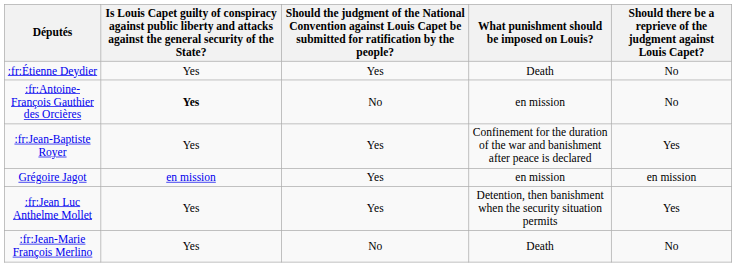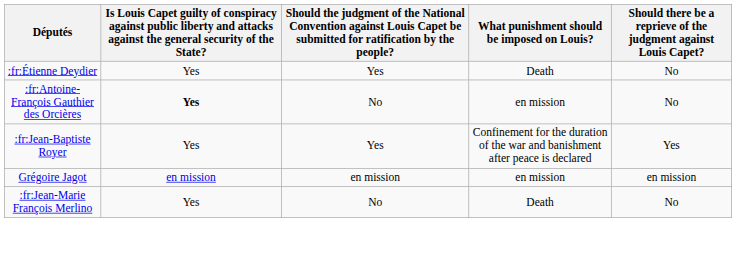(375, 177) Yes -> (375, 177) en mission
- row: (52, 208)
